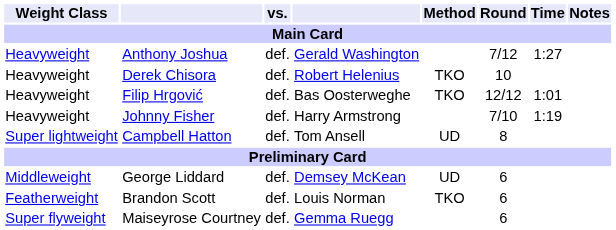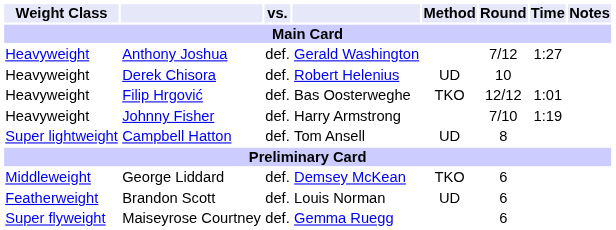(450, 75) TKO -> (450, 75) UD
(450, 178) UD -> (450, 178) TKO
(450, 198) TKO -> (450, 198) UD
